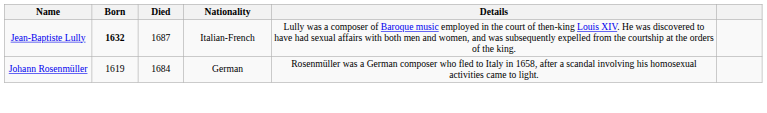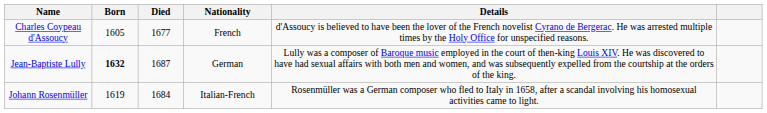+ row: (48, 32)
(228, 38) Italian-French -> (228, 64) German
(228, 69) German -> (228, 95) Italian-French
